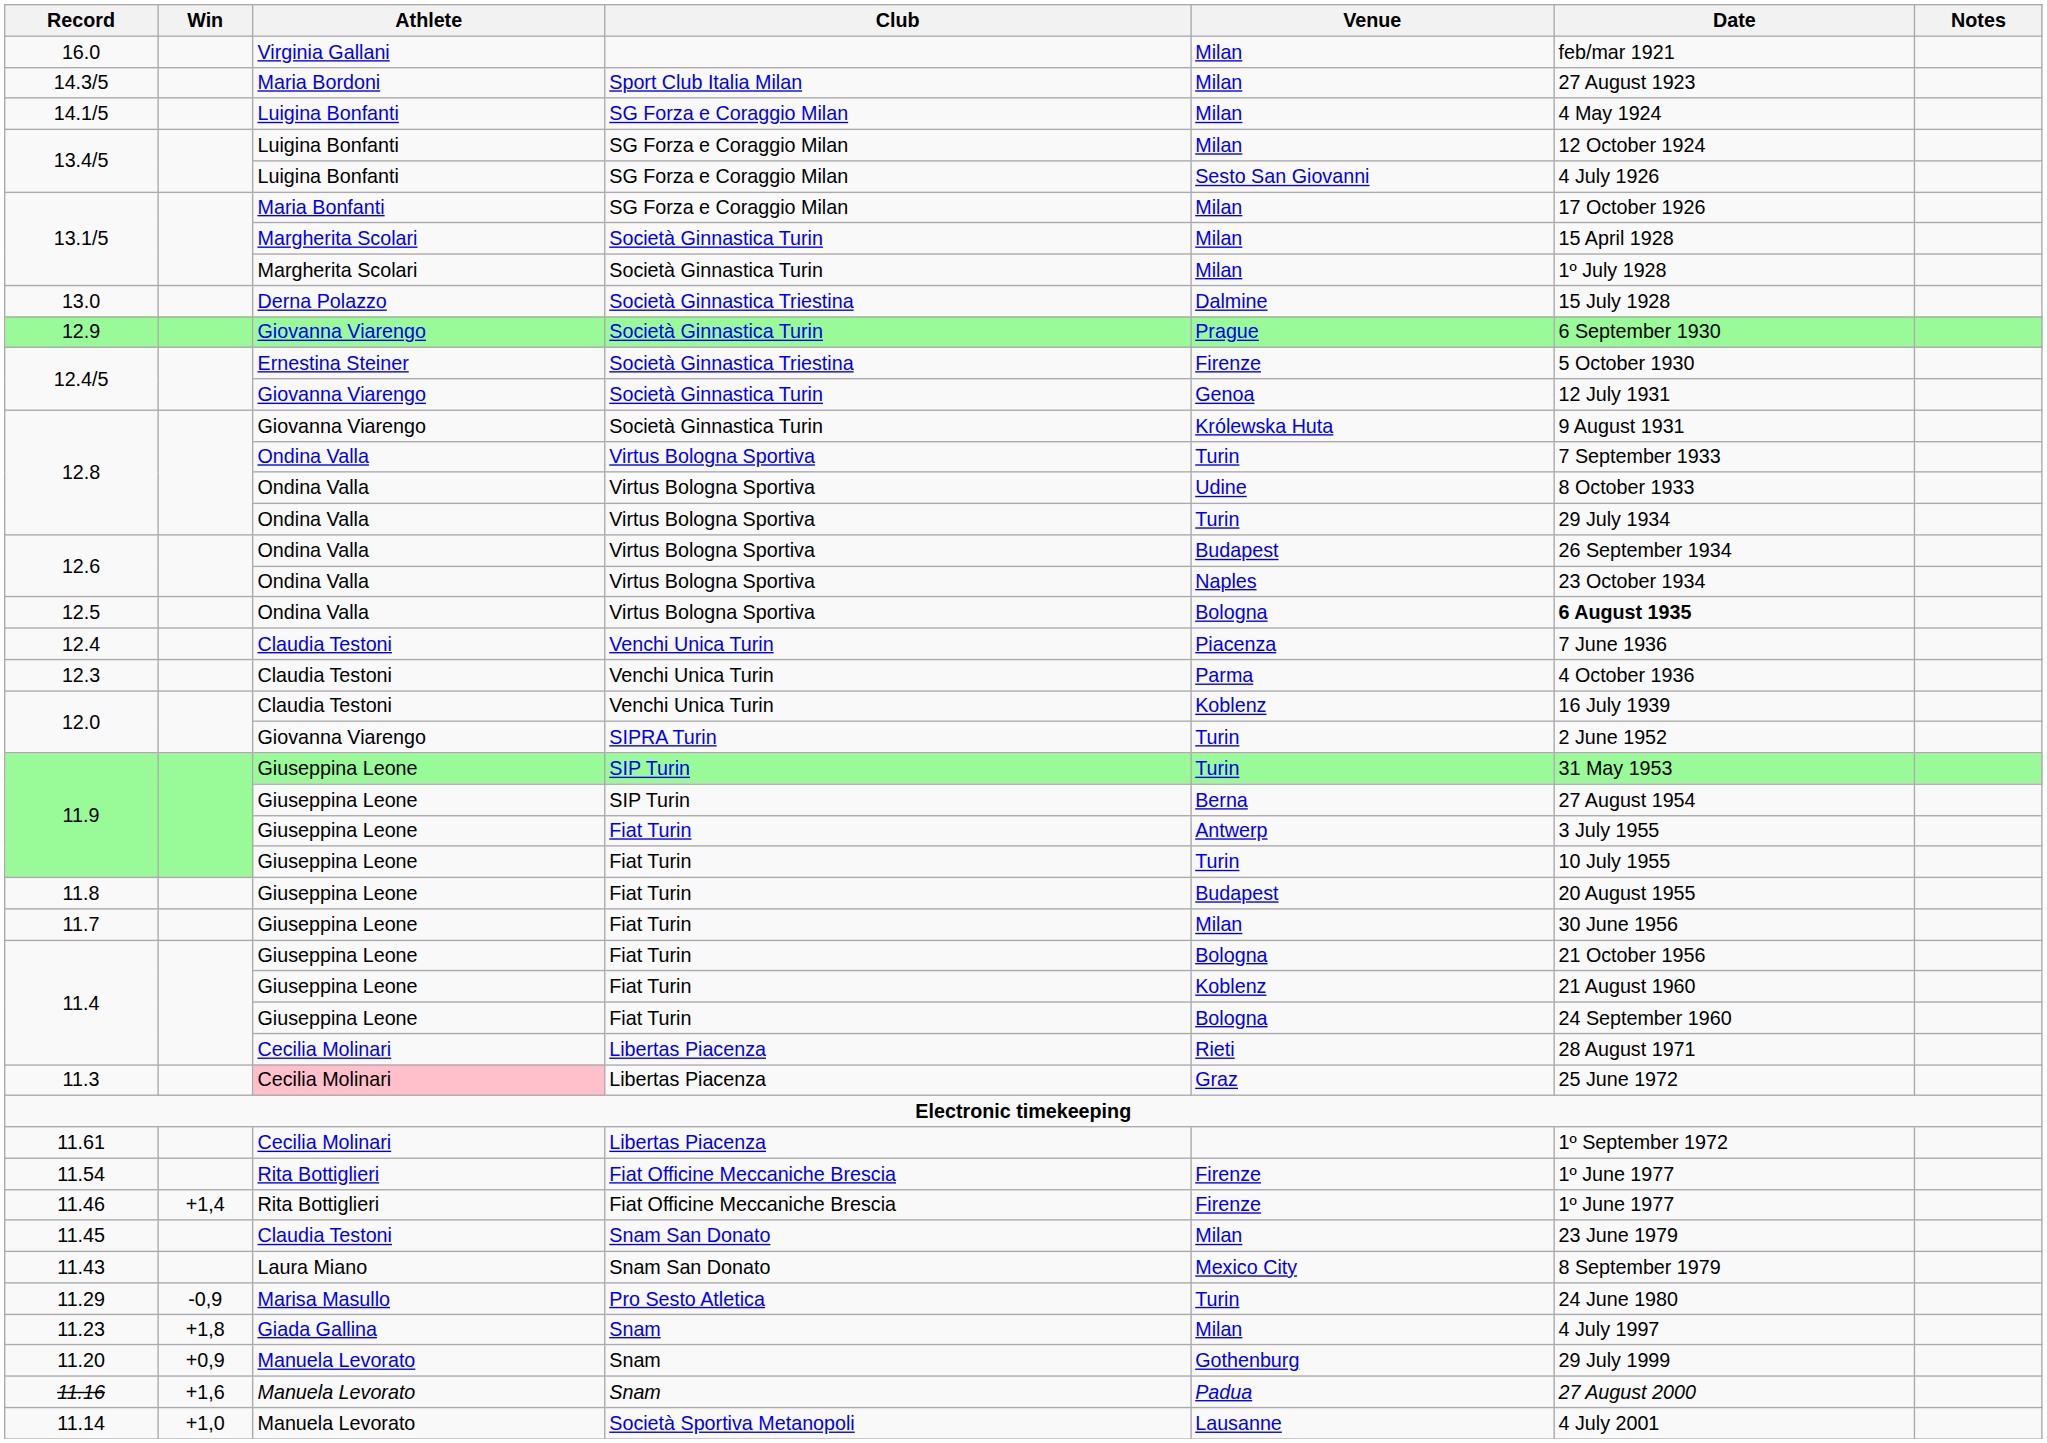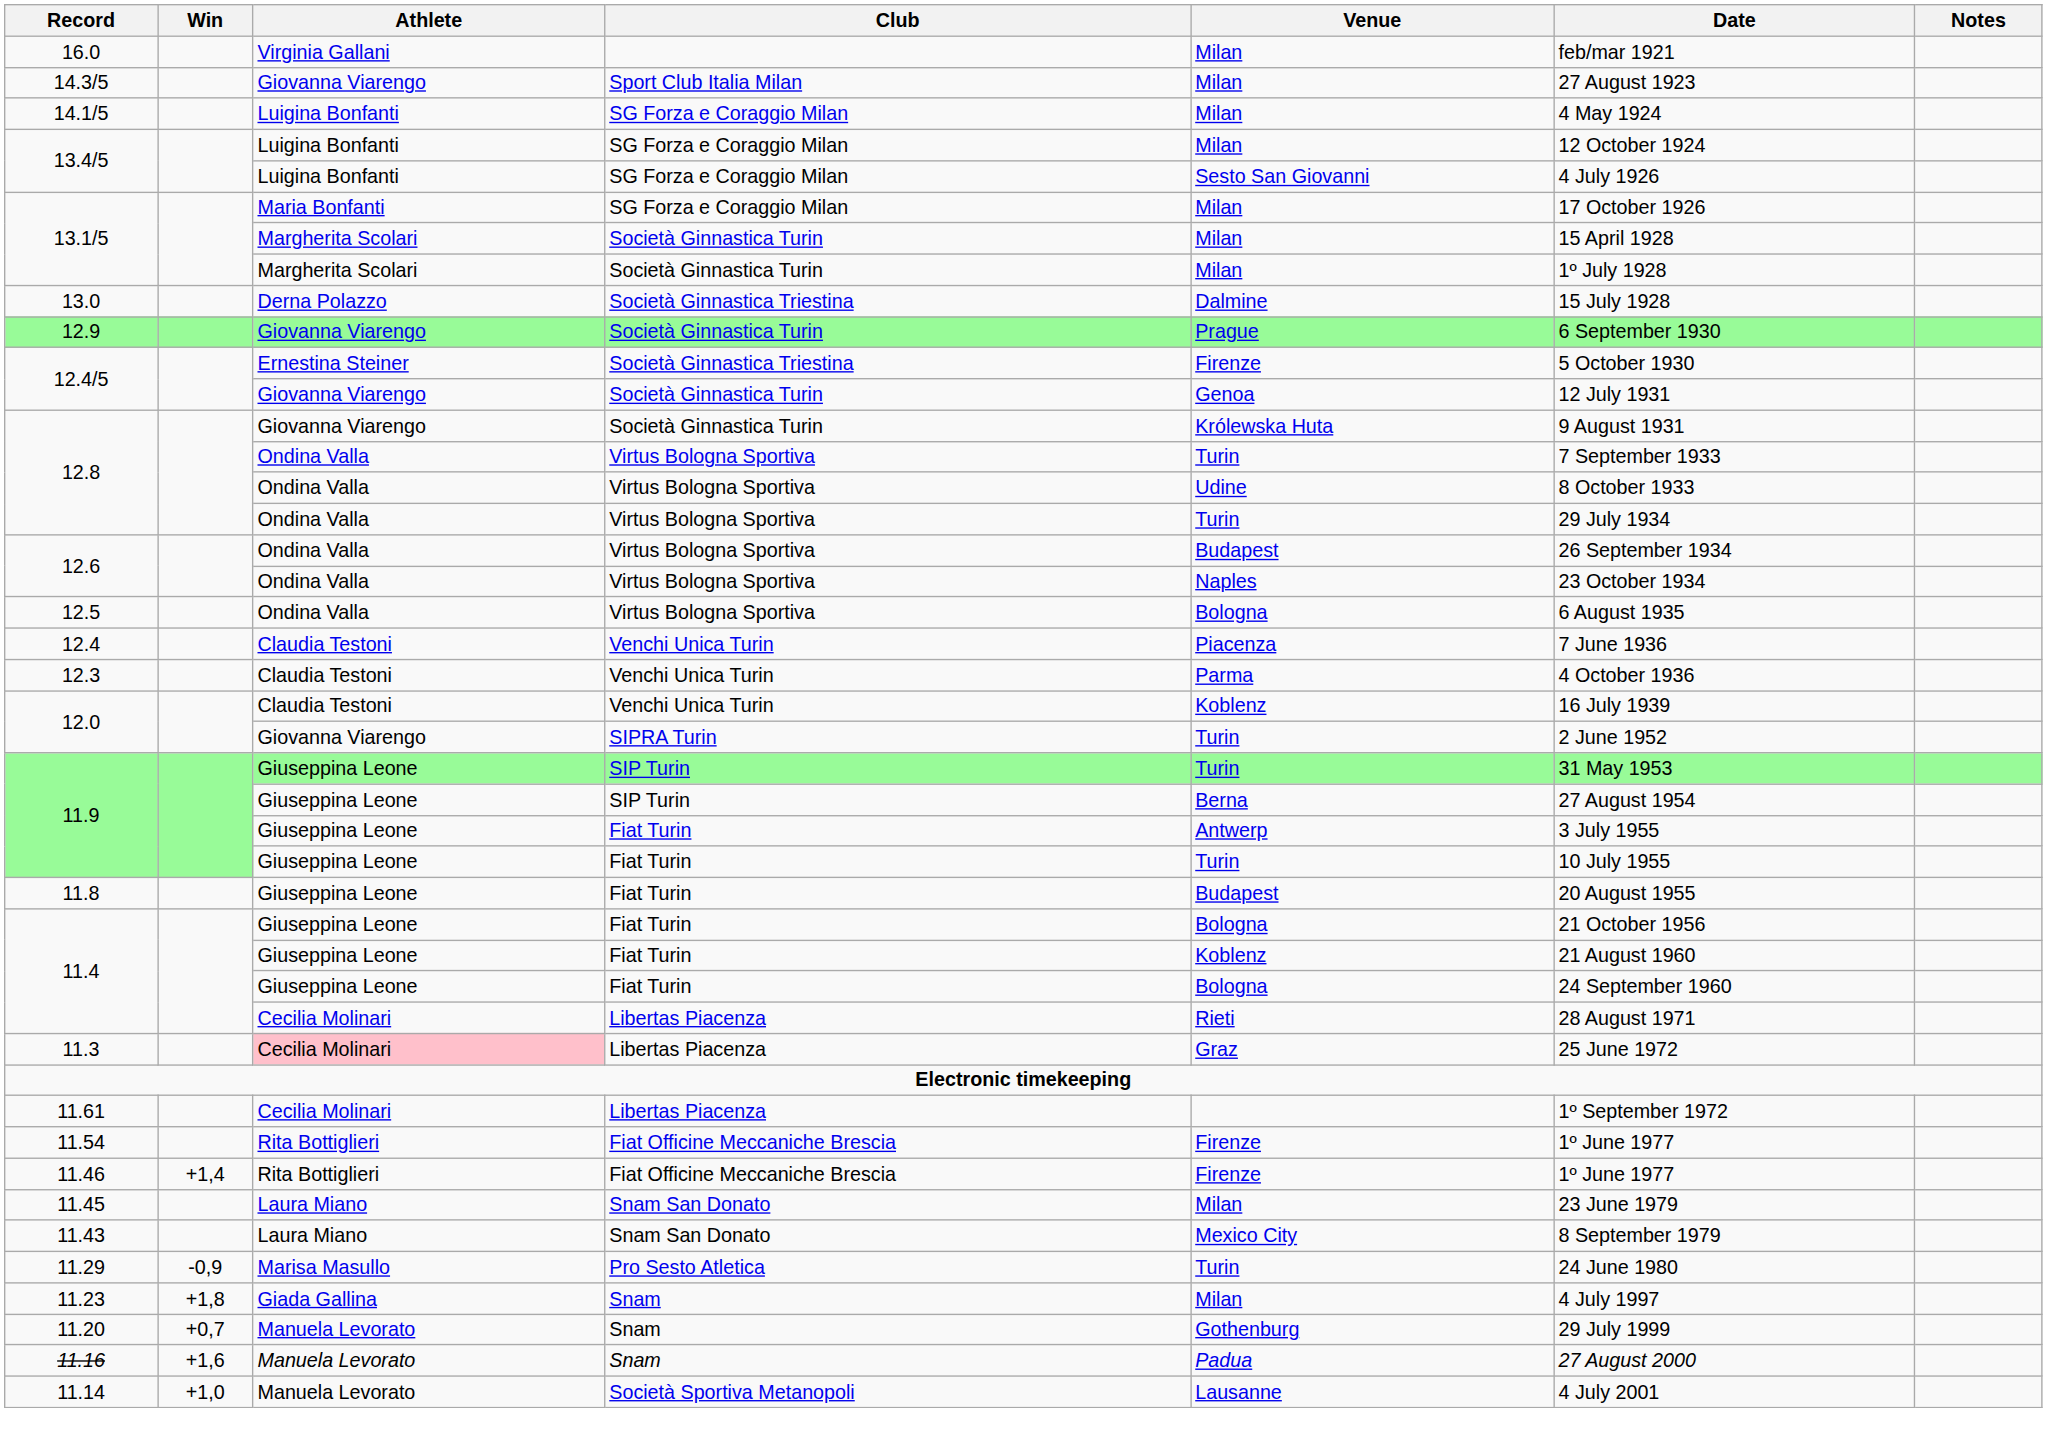(319, 83) Maria Bordoni -> (342, 83) Giovanna Viarengo
(1625, 613) bold -> (1622, 613) normal
- row: (81, 925)
(325, 1236) Claudia Testoni -> (312, 1205) Laura Miano
(205, 1361) +0,9 -> (205, 1330) +0,7
